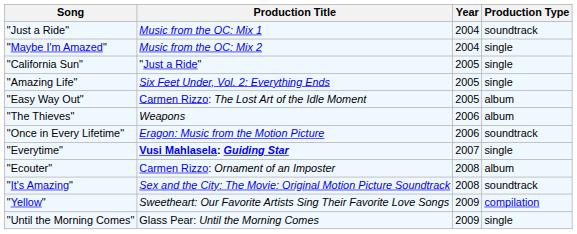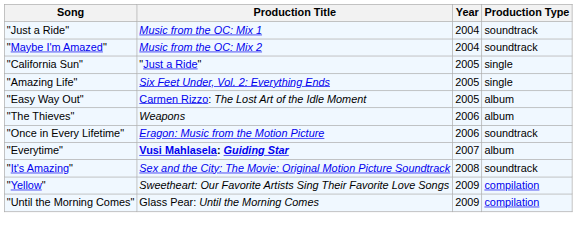(499, 47) single -> (511, 47) soundtrack
(499, 151) single -> (499, 151) album
- row: (29, 168)
(499, 220) single -> (512, 202) compilation
